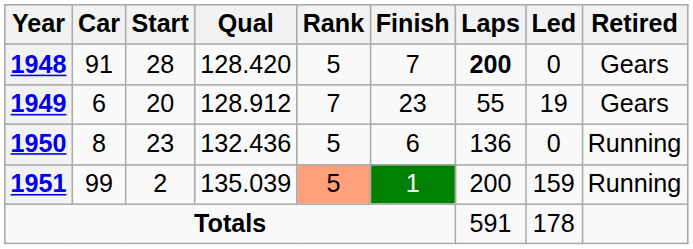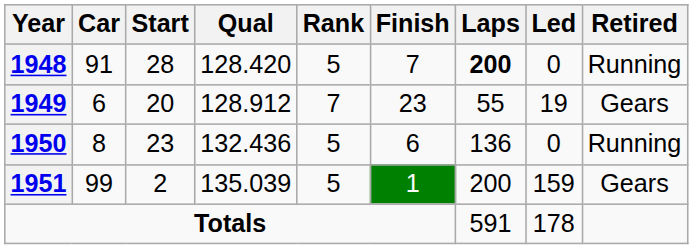(635, 64) Gears -> (635, 64) Running
(333, 183) lightsalmon background -> (333, 183) no background
(635, 183) Running -> (635, 183) Gears
